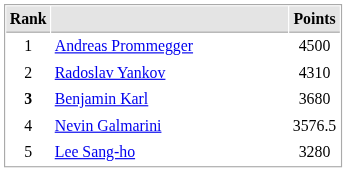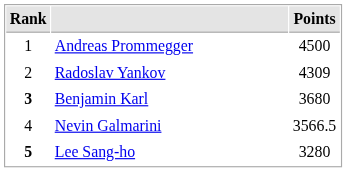(315, 72) 4310 -> (315, 72) 4309
(315, 125) 3576.5 -> (315, 125) 3566.5
(28, 152) normal -> (28, 152) bold
